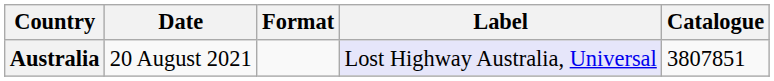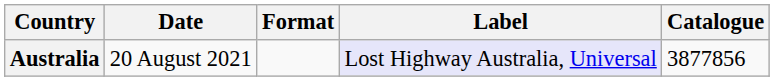(706, 57) 3807851 -> (706, 57) 3877856
